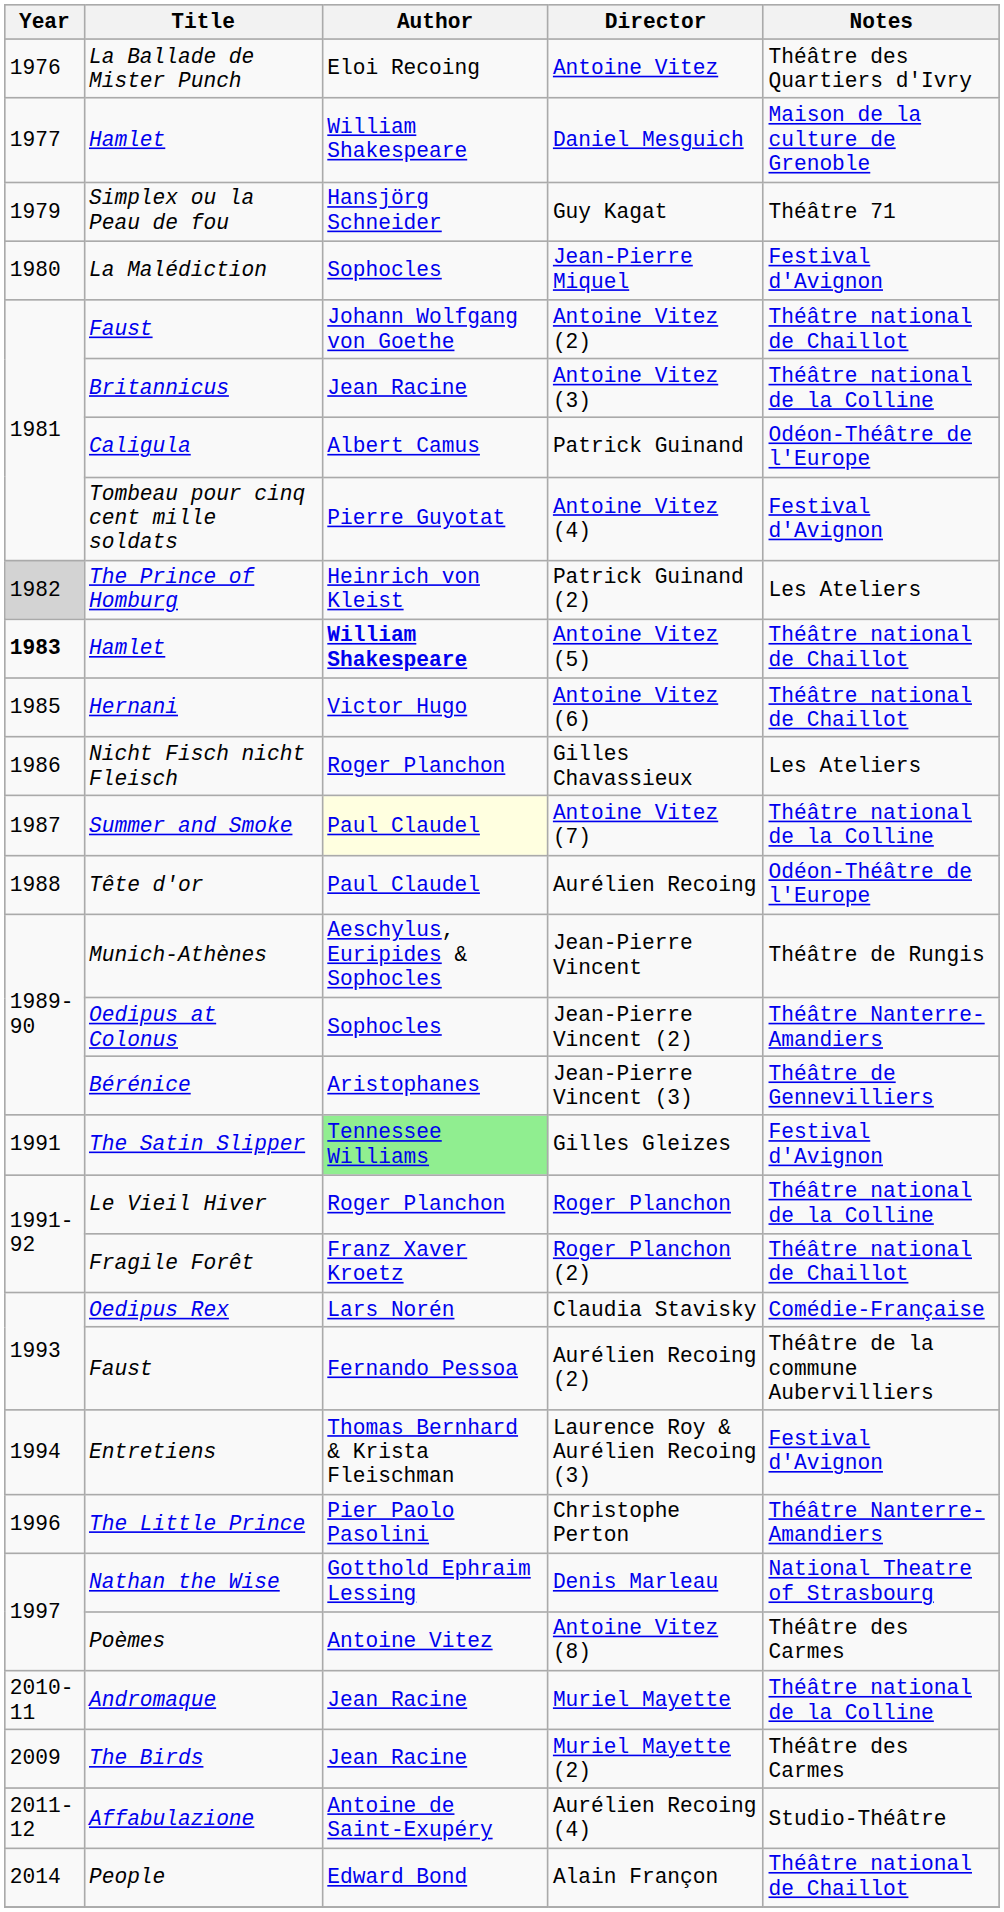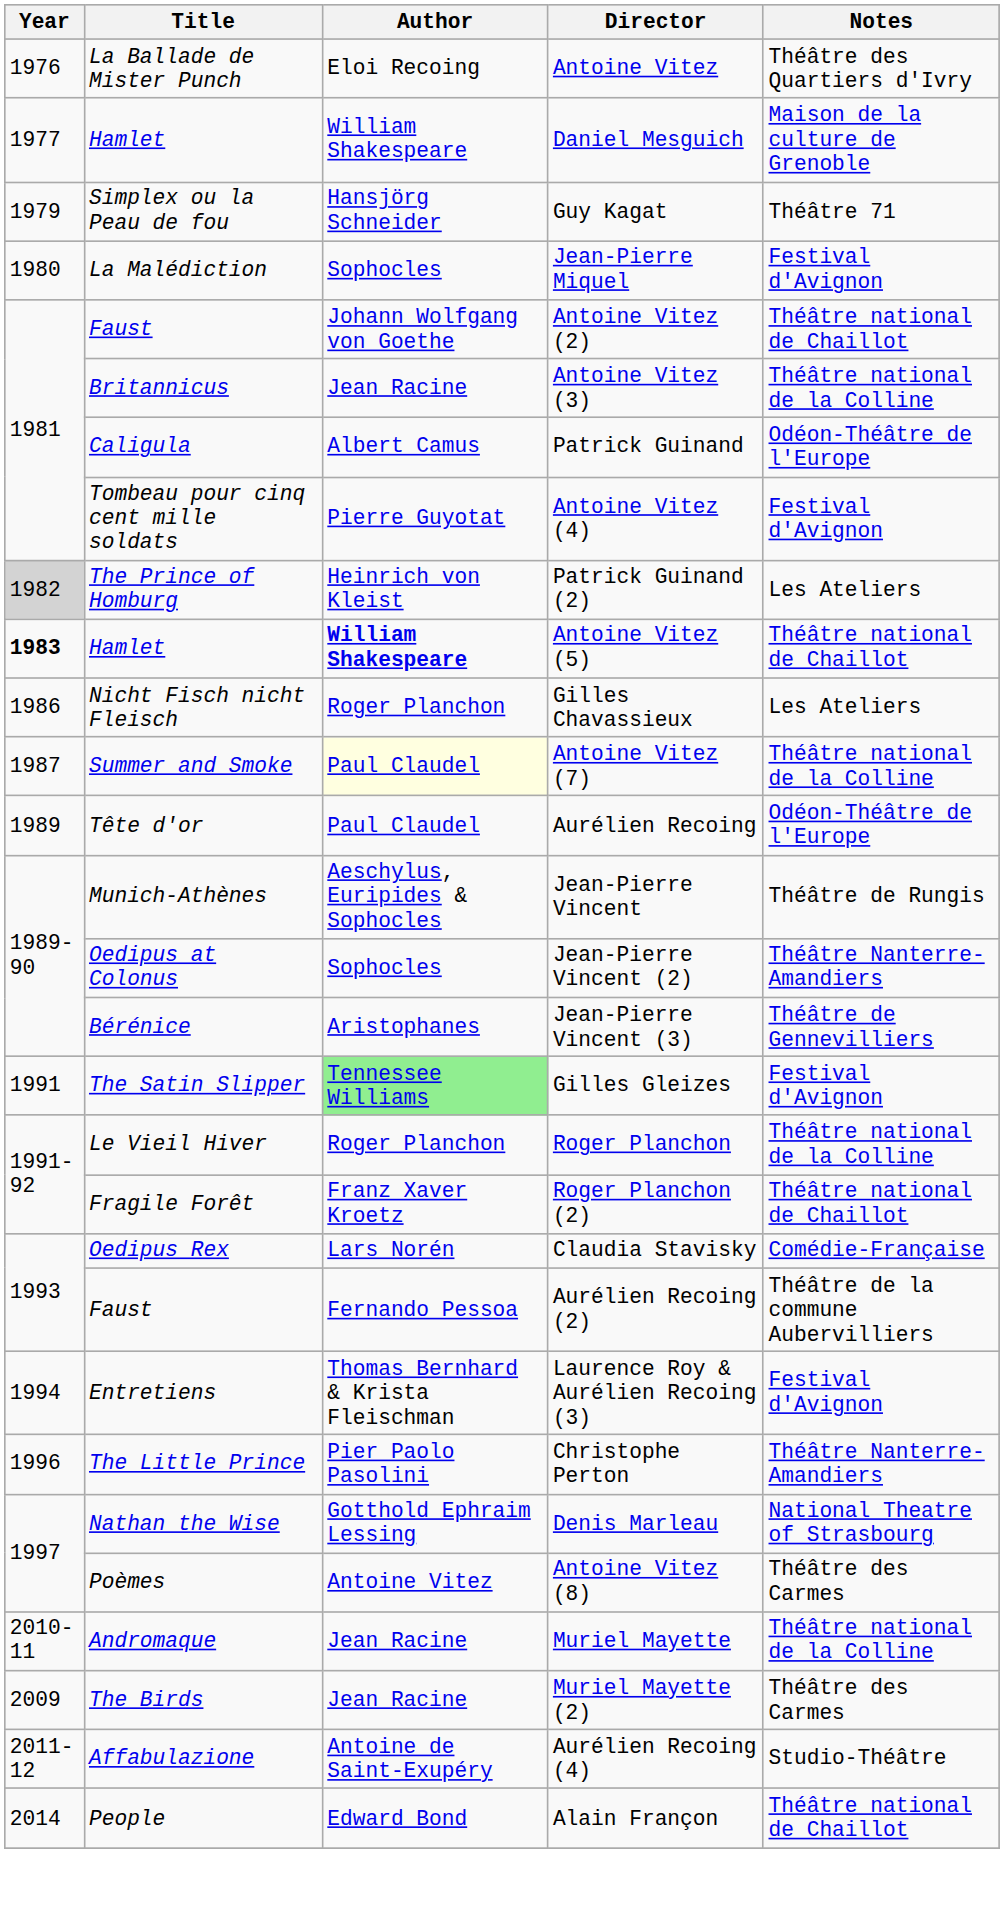- row: (636, 708)
(35, 885) 1988 -> (35, 826) 1989
